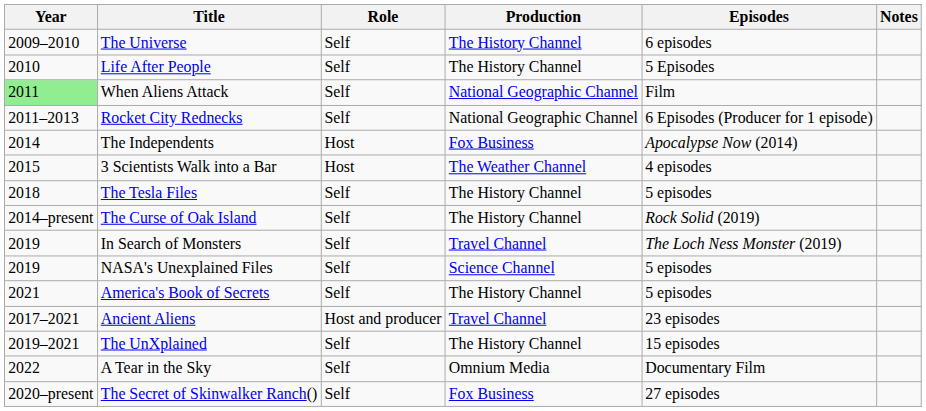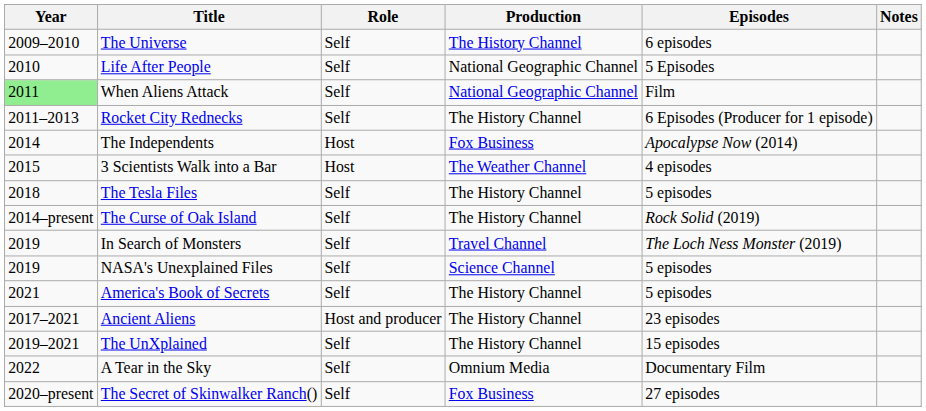(515, 67) The History Channel -> (543, 67) National Geographic Channel
(543, 117) National Geographic Channel -> (515, 117) The History Channel
(498, 318) Travel Channel -> (515, 318) The History Channel
